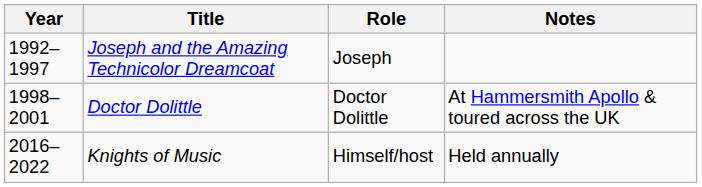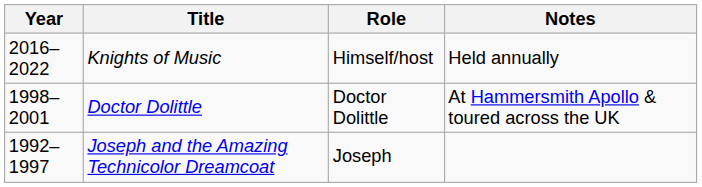rows swapped: (188, 58) <-> (154, 157)
